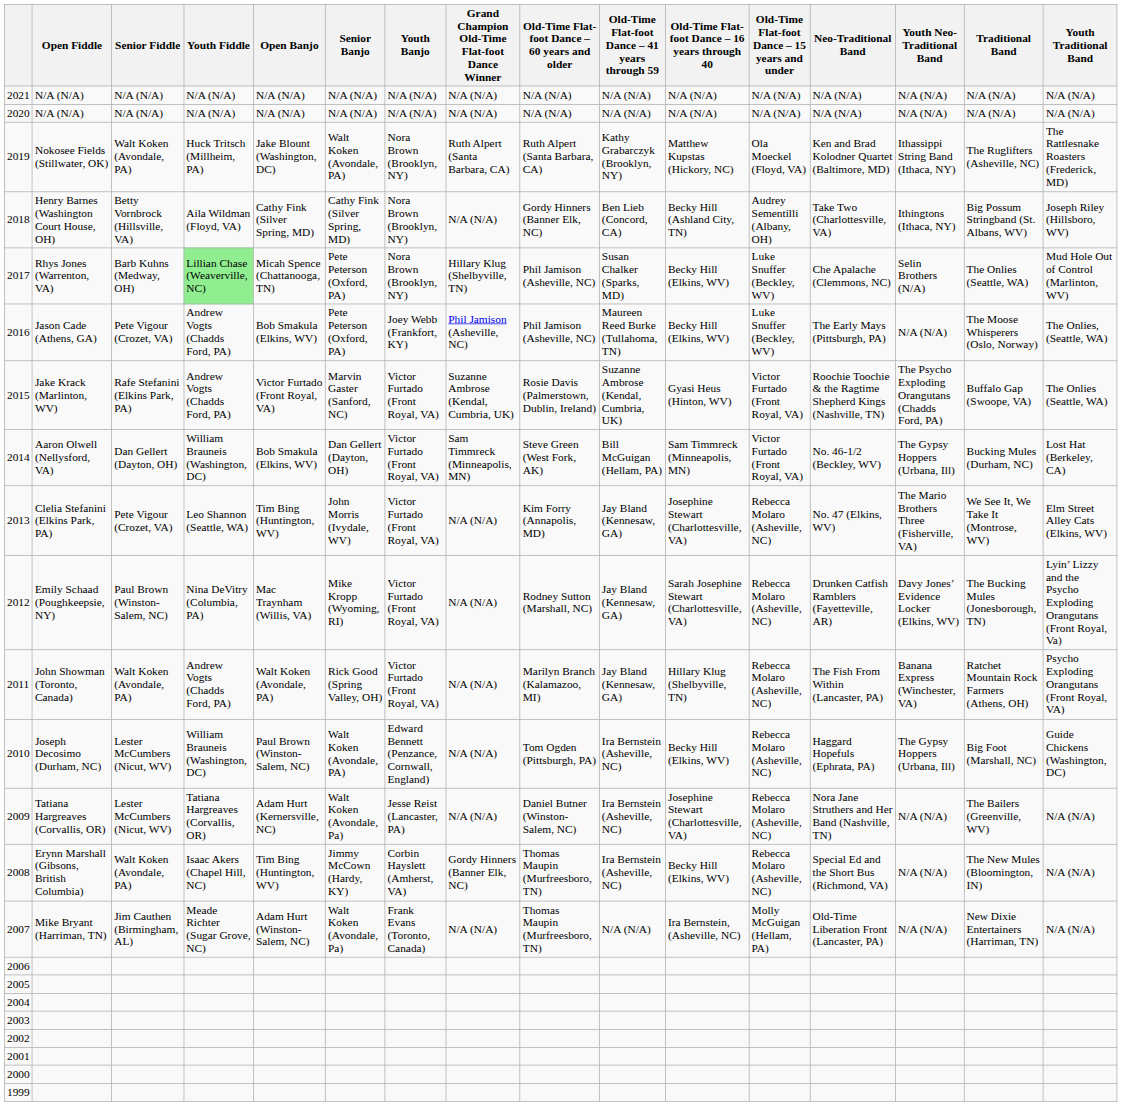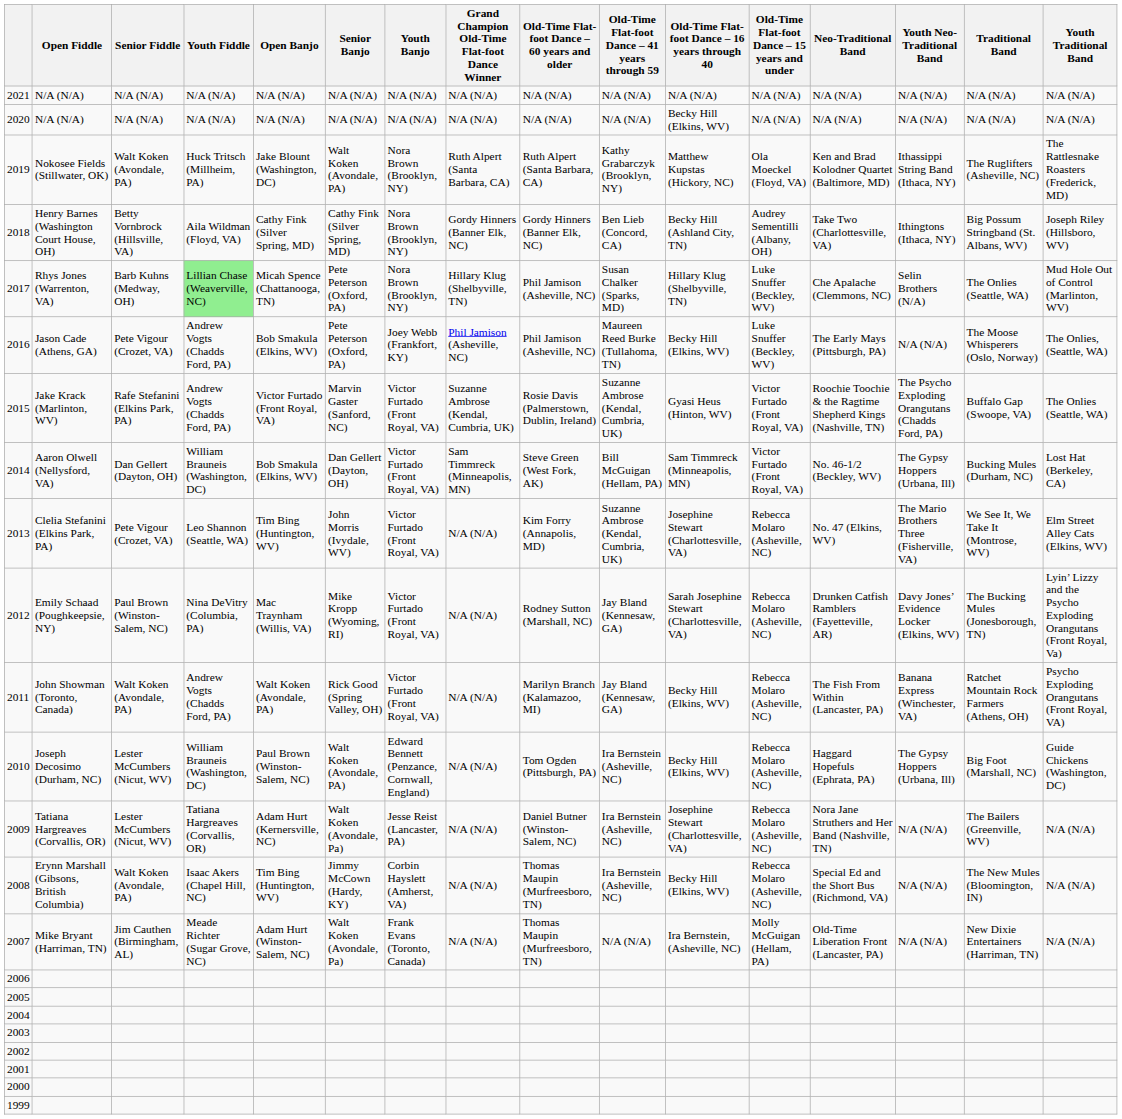(692, 113) N/A (N/A) -> (698, 119) Becky Hill (Elkins, WV)
(473, 219) N/A (N/A) -> (482, 232) Gordy Hinners (Banner Elk, NC)
(698, 276) Becky Hill (Elkins, WV) -> (697, 288) Hillary Klug (Shelbyville, TN)
(628, 520) Jay Bland (Kennesaw, GA) -> (623, 533) Suzanne Ambrose (Kendal, Cumbria, UK)
(697, 684) Hillary Klug (Shelbyville, TN) -> (698, 697) Becky Hill (Elkins, WV)
(482, 872) Gordy Hinners (Banner Elk, NC) -> (473, 885) N/A (N/A)
